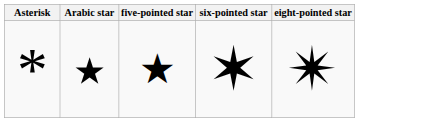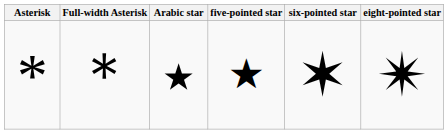+ column: (105, 12)
